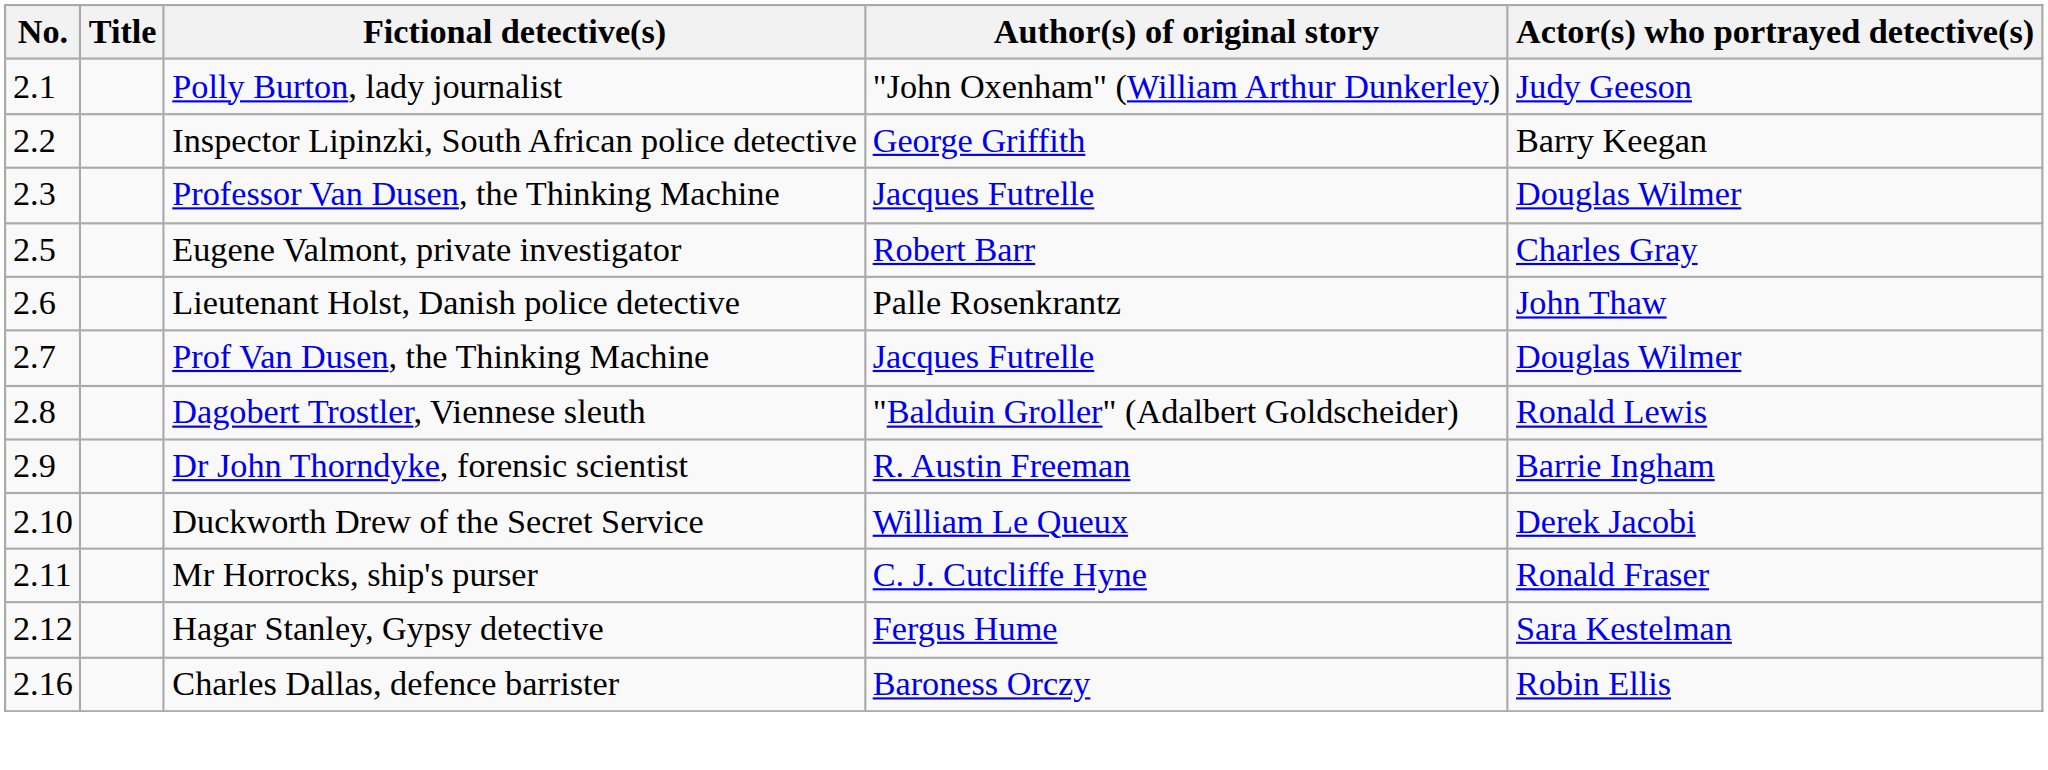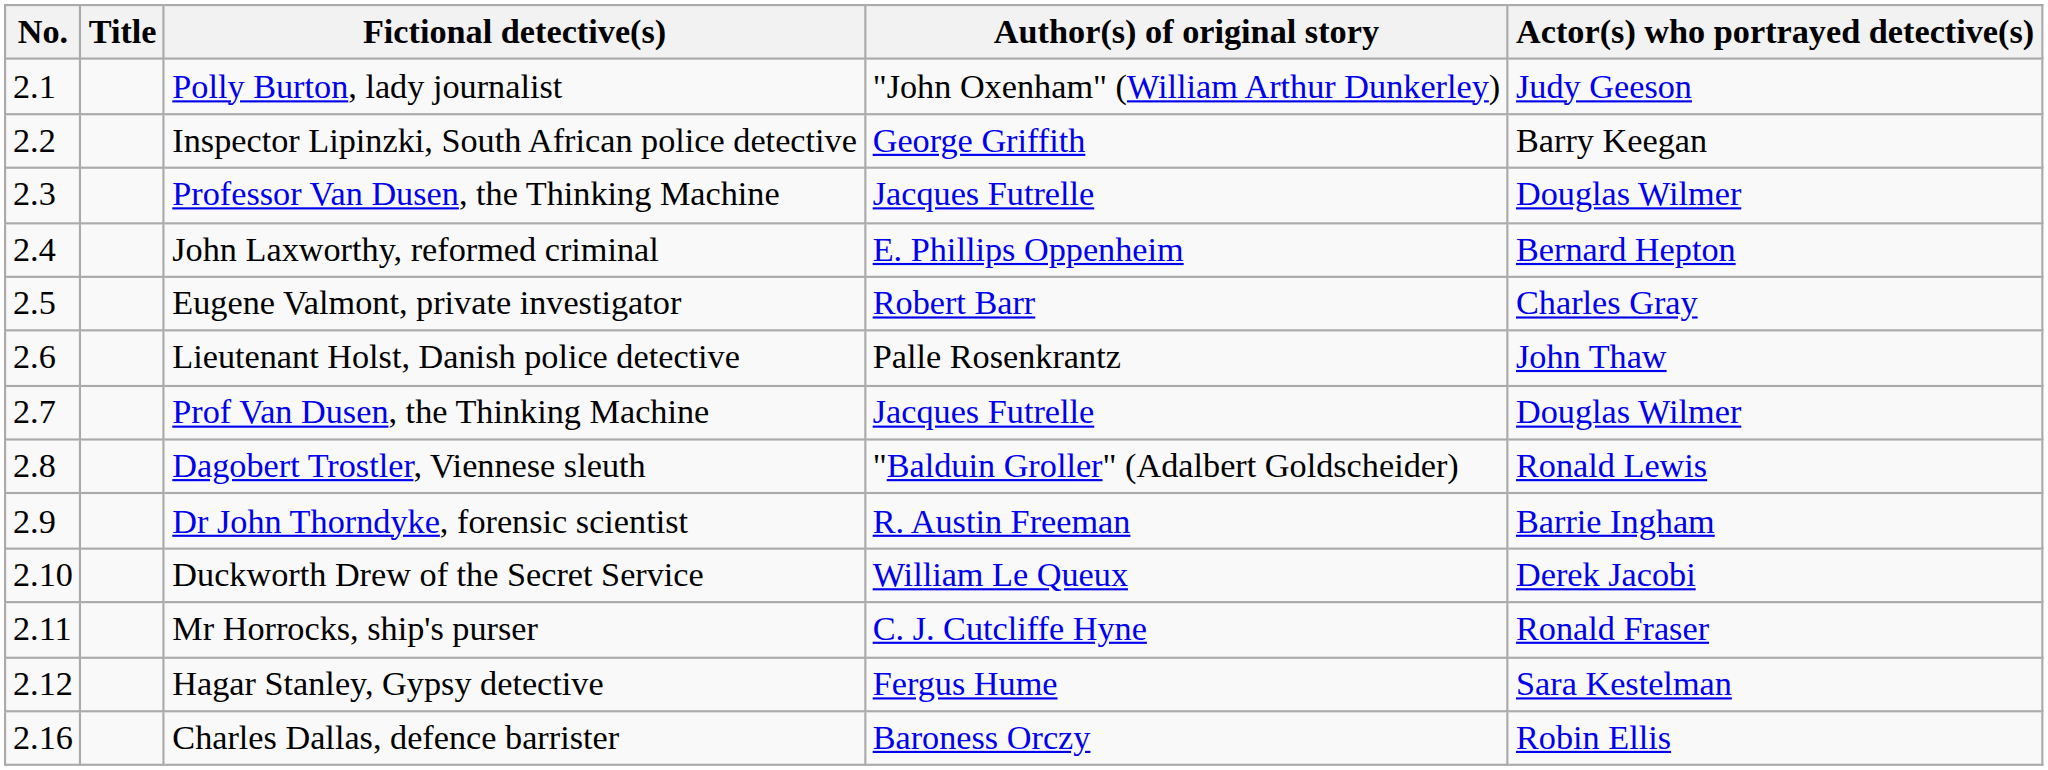+ row: (416, 248)
